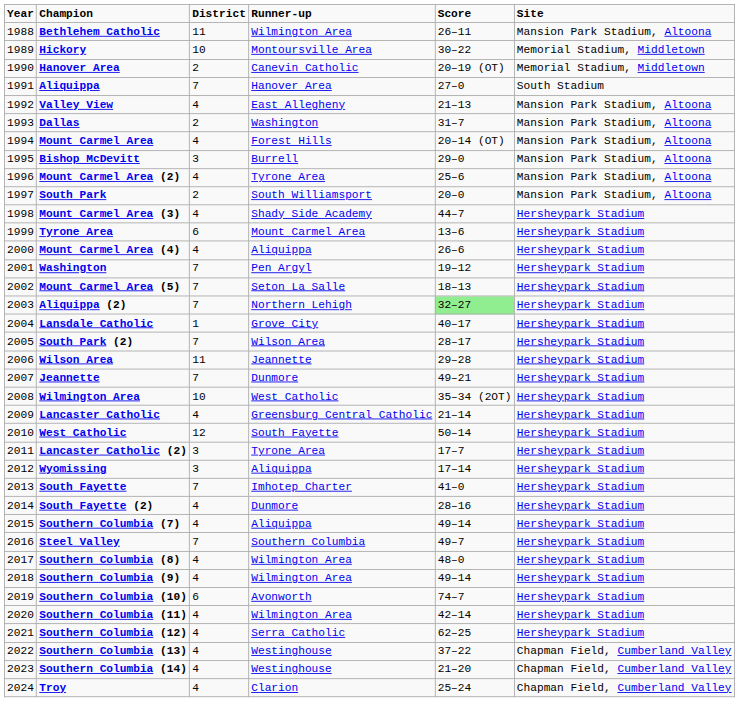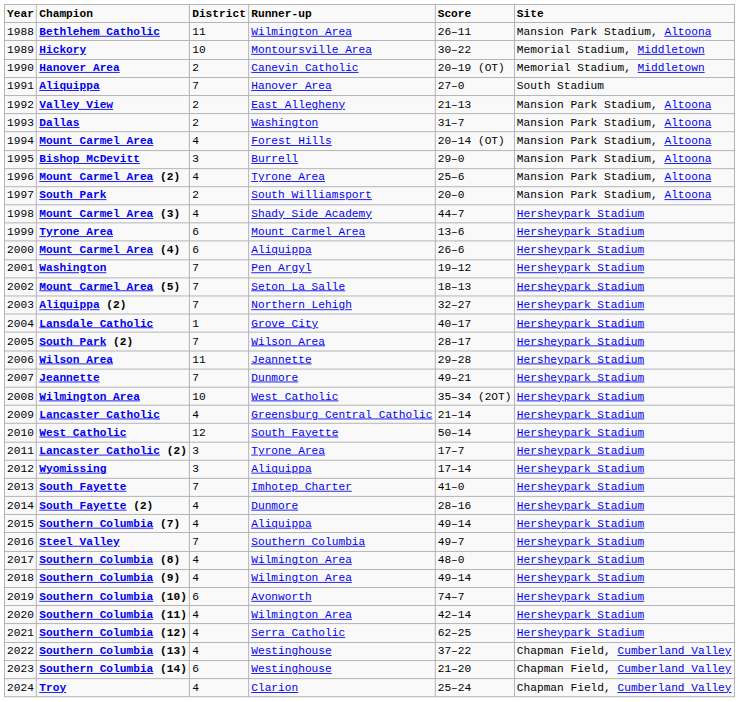(196, 105) 4 -> (196, 105) 2
(196, 250) 4 -> (196, 250) 6
(454, 305) lightgreen background -> (454, 305) no background
(196, 670) 4 -> (196, 670) 6
